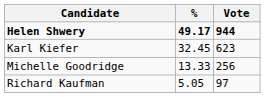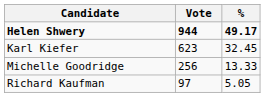columns swapped: (236, 13) <-> (194, 13)
